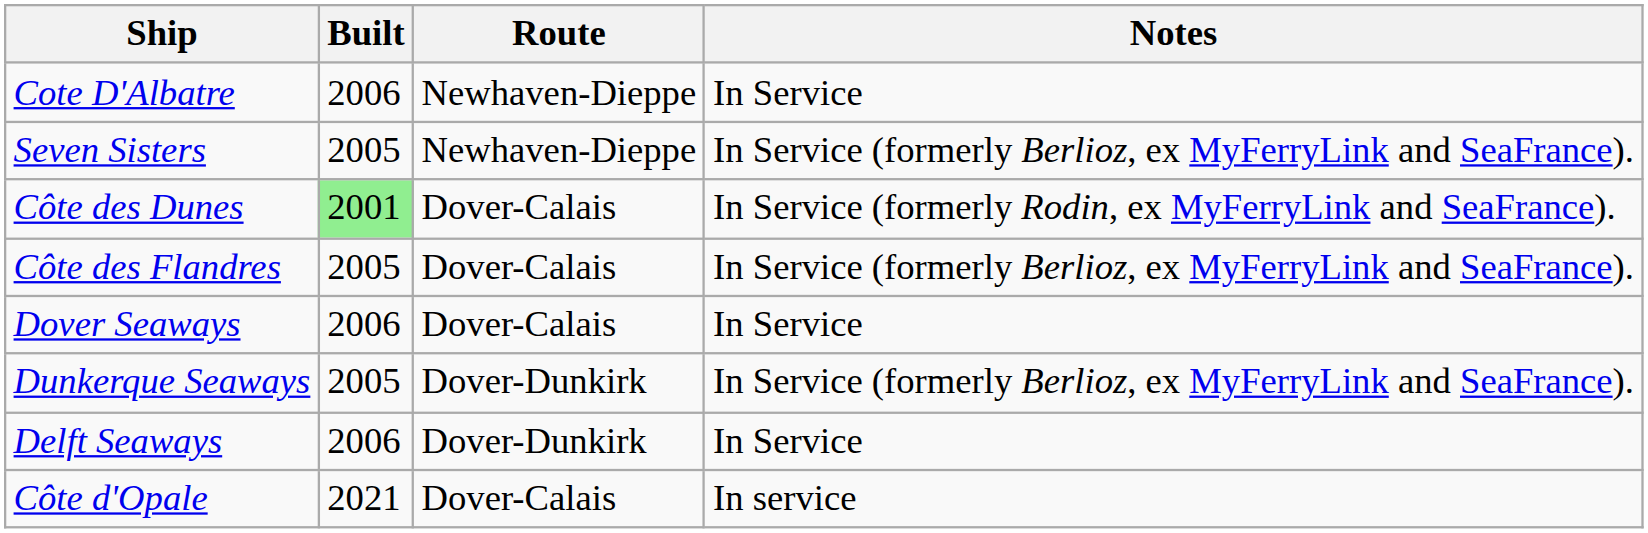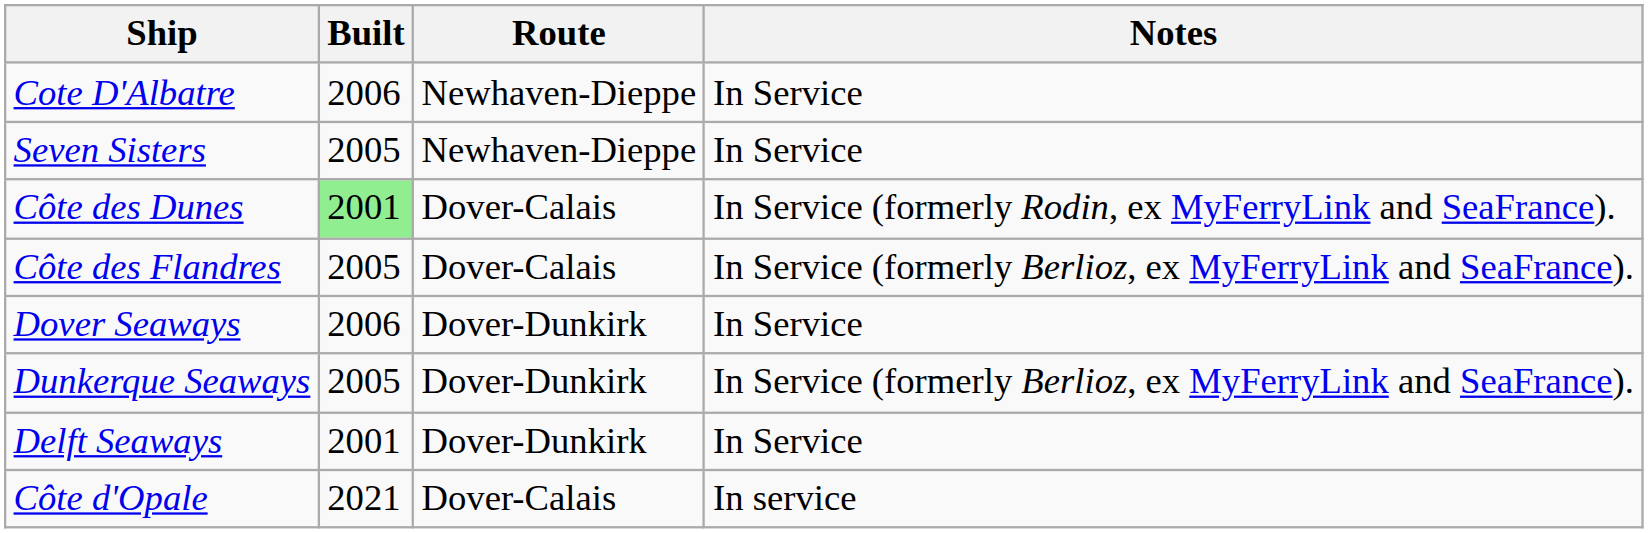(1174, 149) In Service (formerly Berlioz, ex MyFerryLink and SeaFrance). -> (788, 149) In Service
(519, 324) Dover-Calais -> (534, 324) Dover-Dunkirk
(364, 440) 2006 -> (364, 440) 2001
